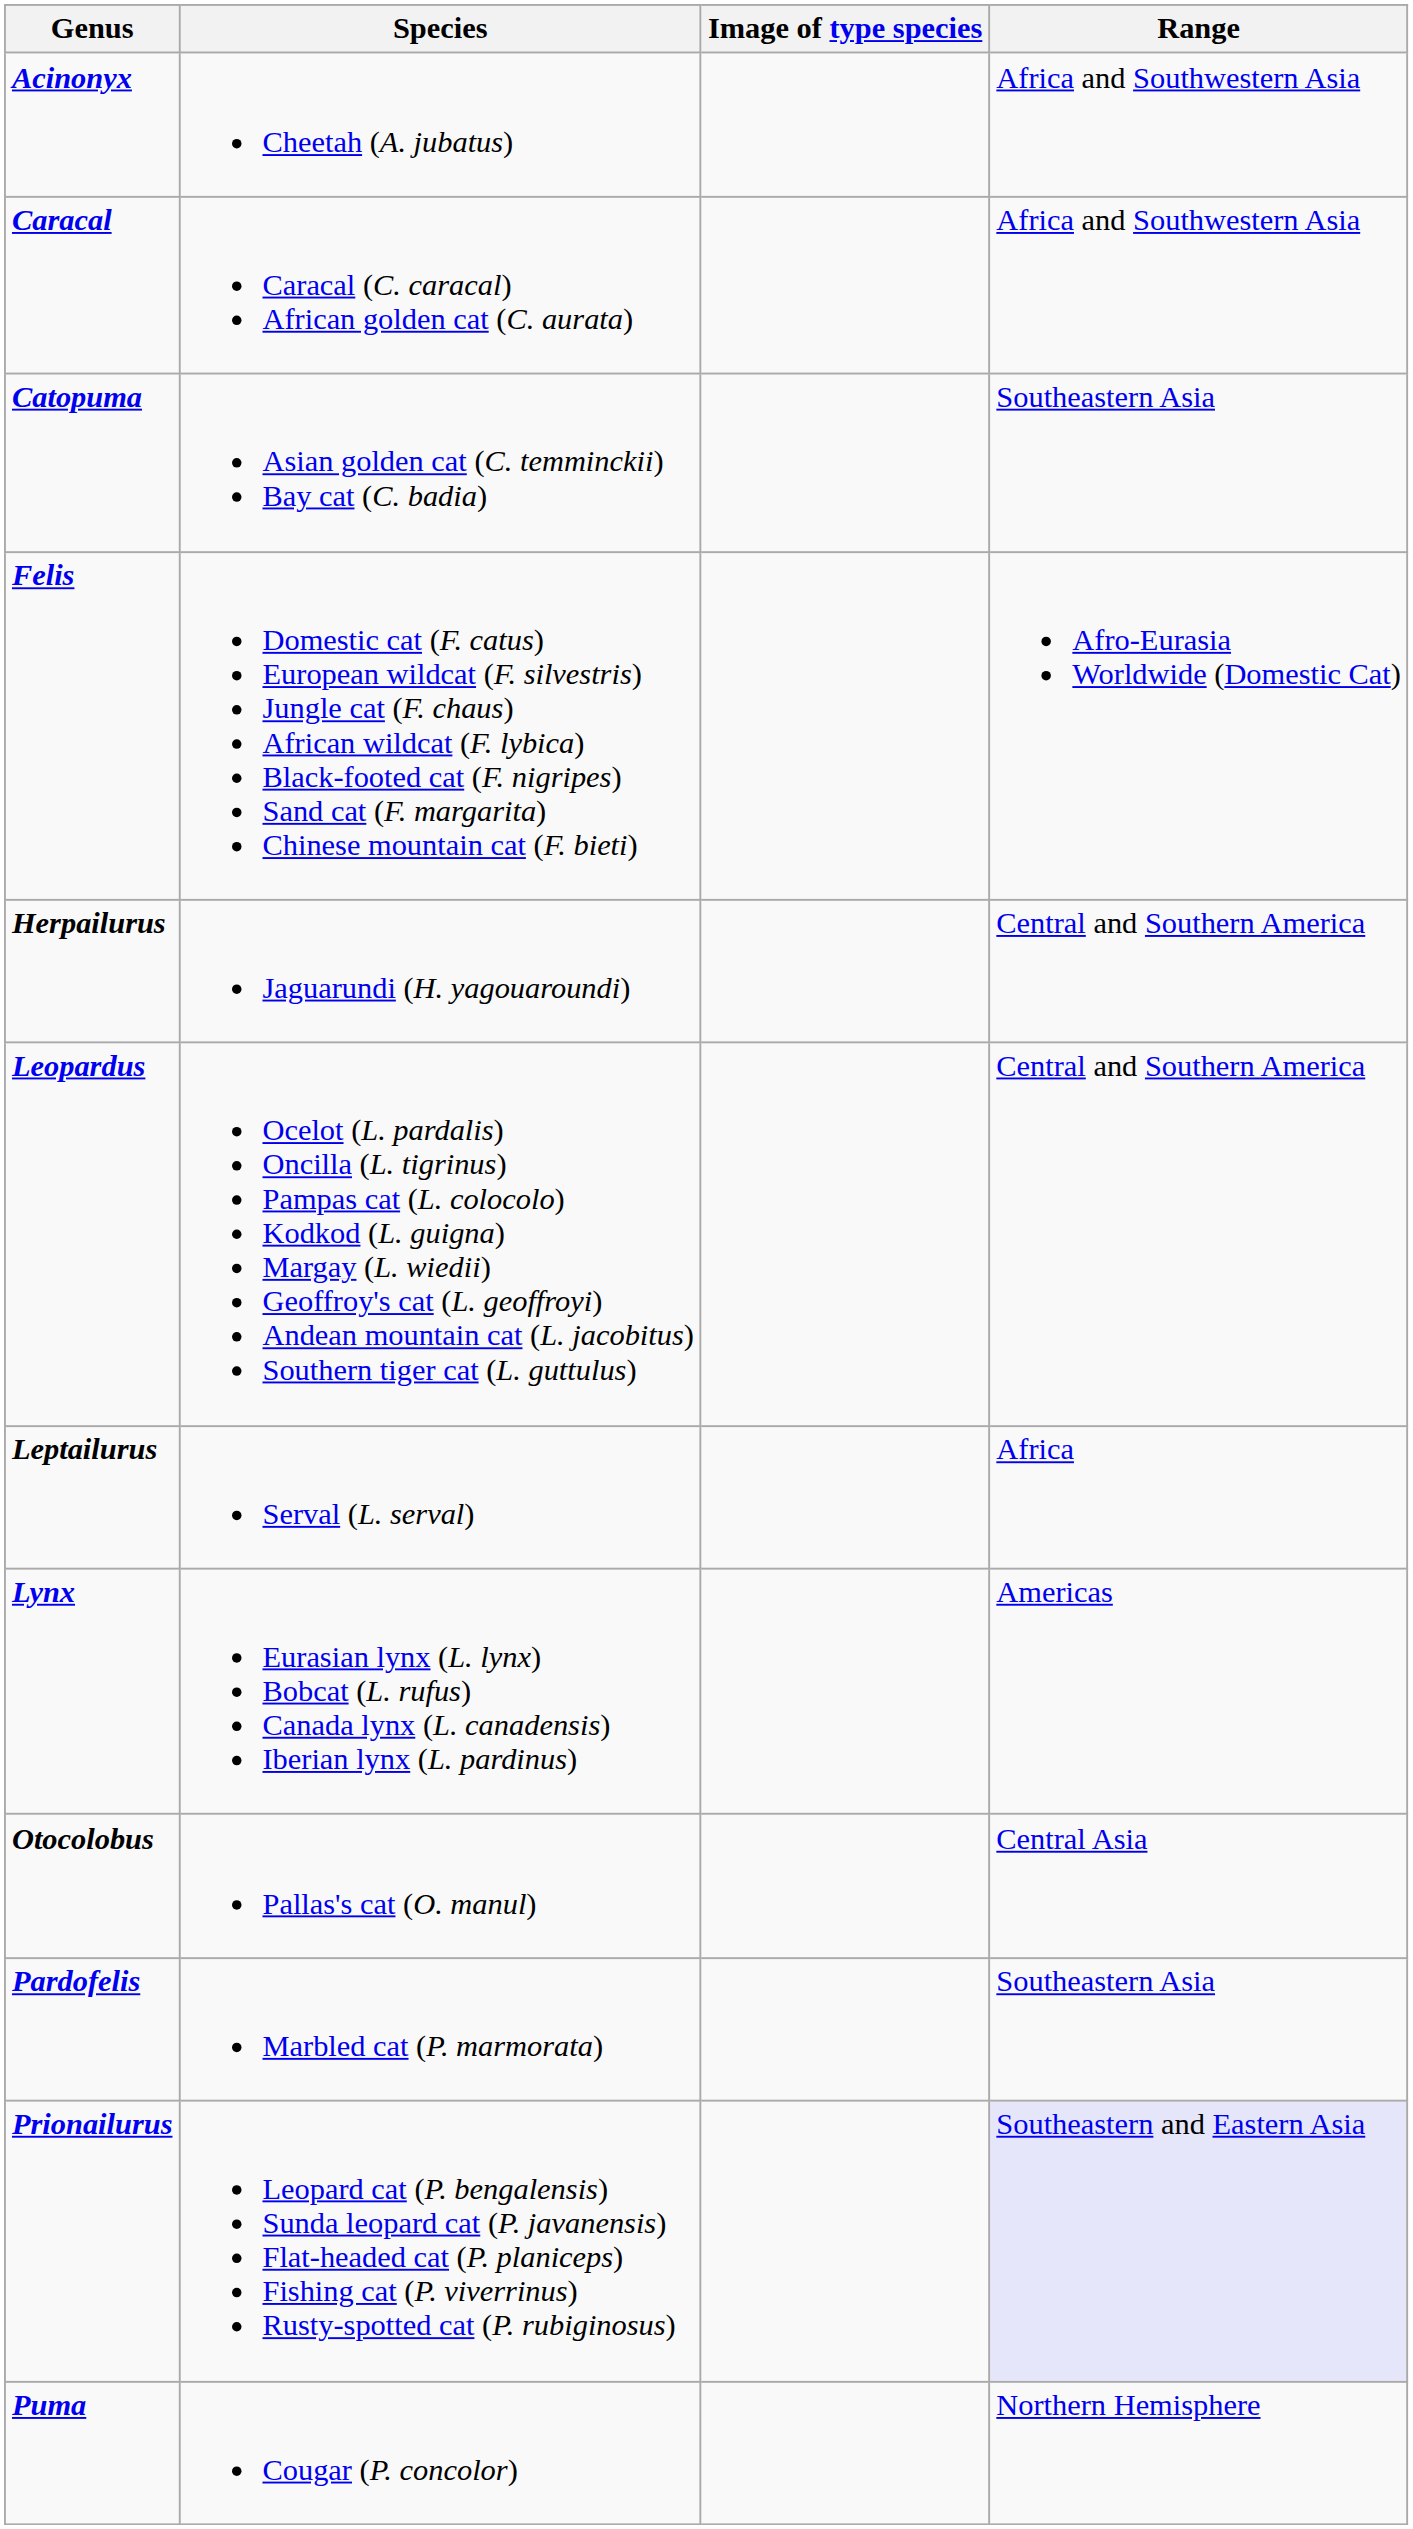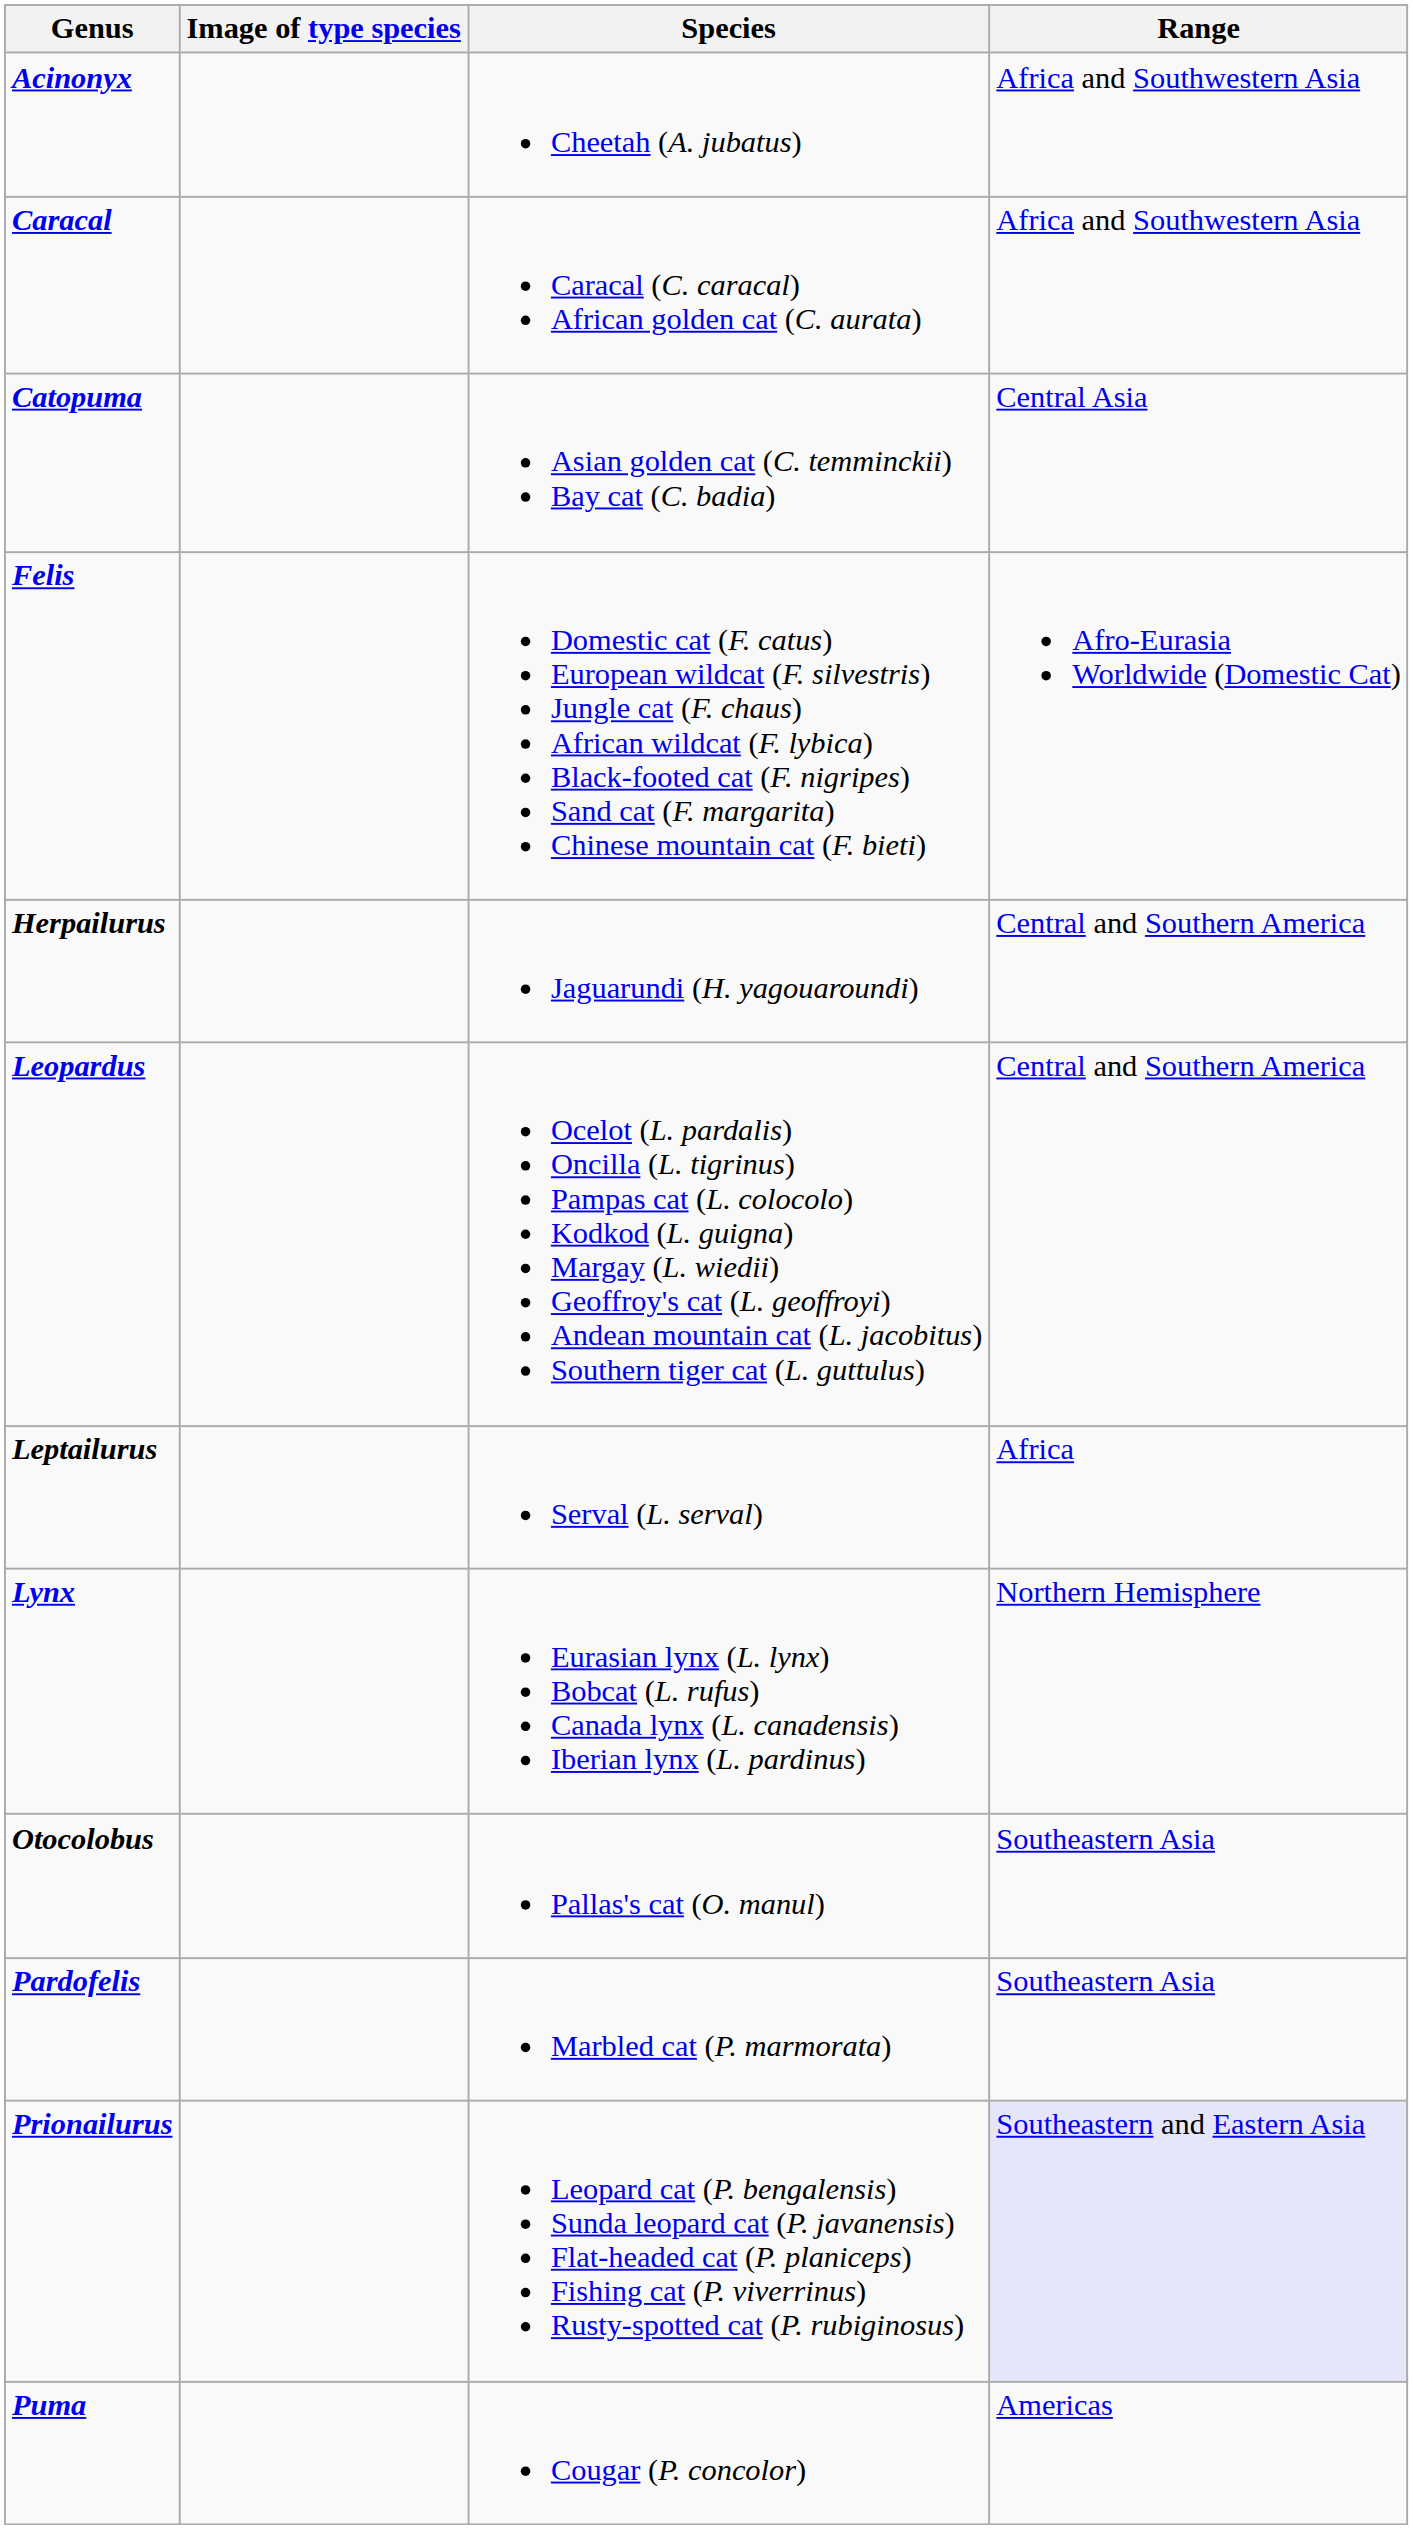columns swapped: (440, 28) <-> (845, 28)
(1106, 397) Southeastern Asia -> (1072, 397) Central Asia
(1055, 1592) Americas -> (1128, 1592) Northern Hemisphere
(1072, 1838) Central Asia -> (1106, 1838) Southeastern Asia
(1128, 2404) Northern Hemisphere -> (1055, 2404) Americas
